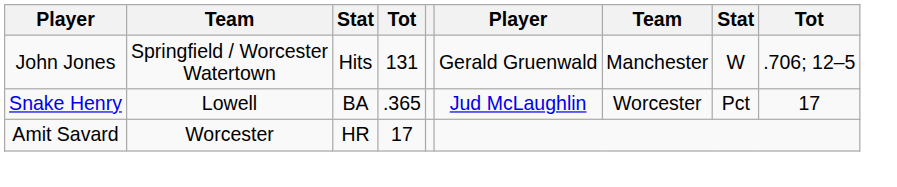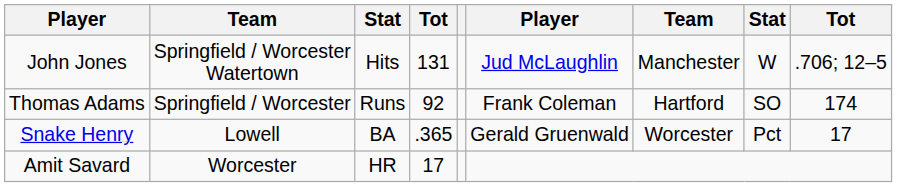(518, 61) Gerald Gruenwald -> (550, 61) Jud McLaughlin
+ row: (77, 103)
(518, 103) Jud McLaughlin -> (550, 134) Gerald Gruenwald
